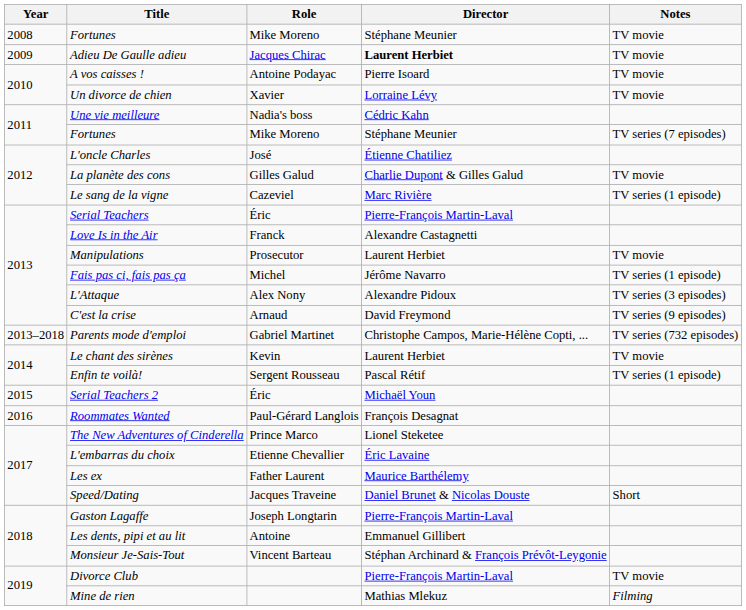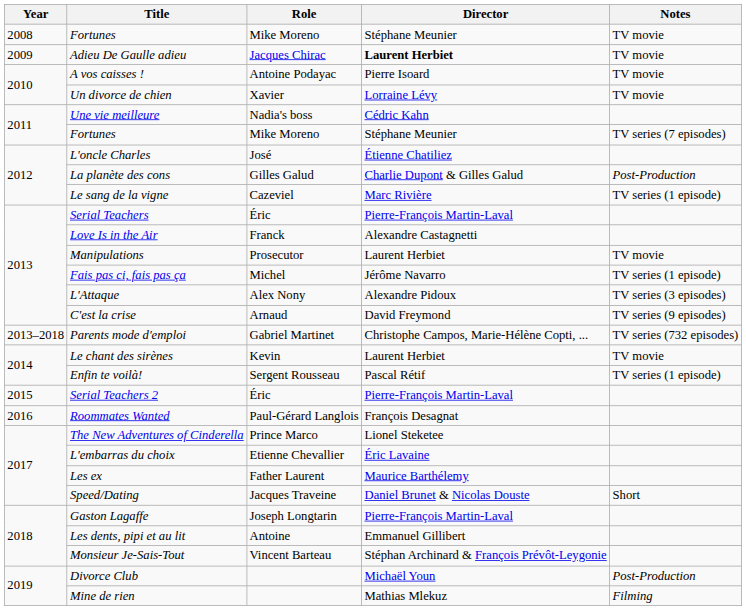(638, 174) TV movie -> (654, 174) Post-Production
(400, 395) Michaël Youn -> (439, 395) Pierre-François Martin-Laval
(439, 575) Pierre-François Martin-Laval -> (400, 575) Michaël Youn
(638, 575) TV movie -> (654, 575) Post-Production
